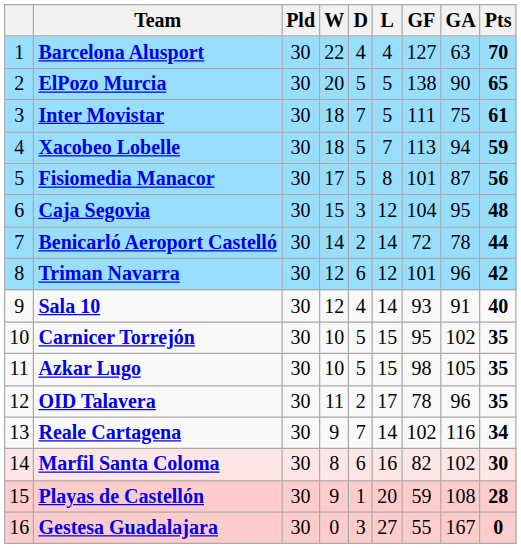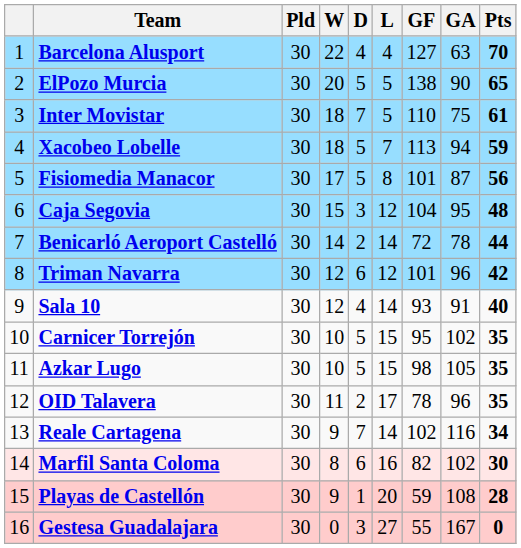(421, 115) 111 -> (421, 115) 110
